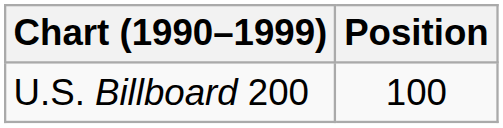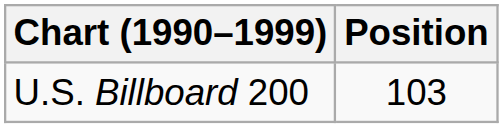(416, 91) 100 -> (416, 91) 103
